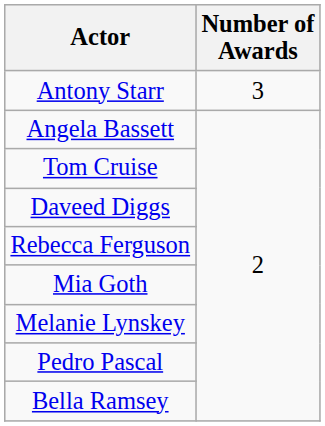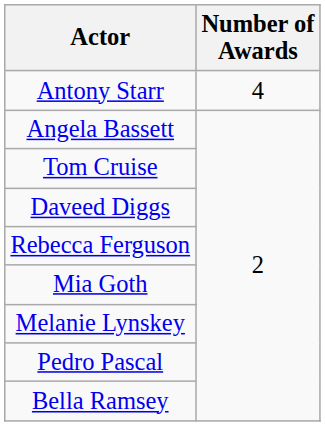(258, 90) 3 -> (258, 90) 4
